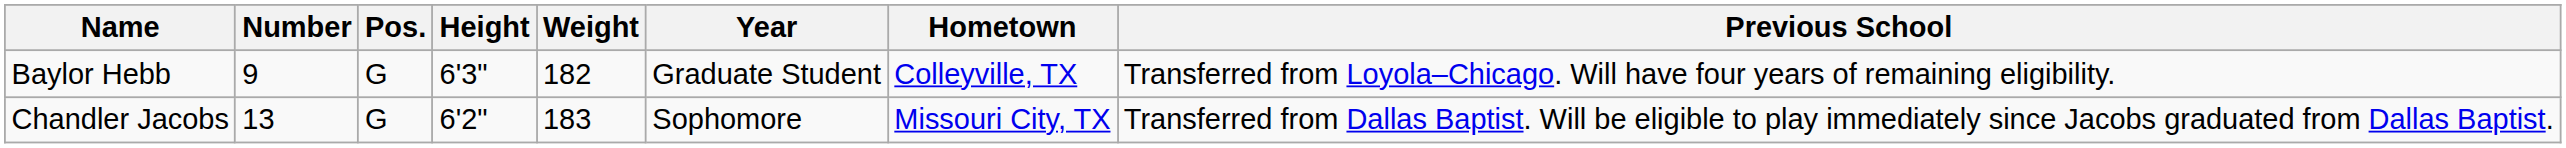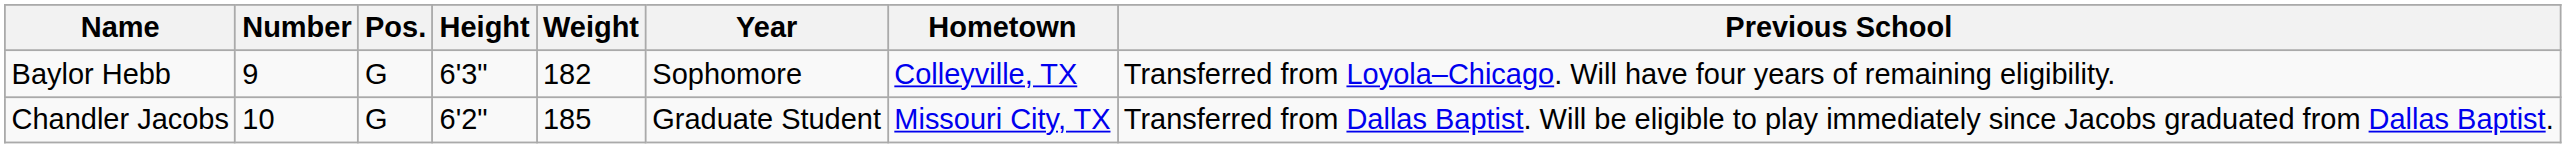(767, 73) Graduate Student -> (727, 73) Sophomore
(258, 119) 13 -> (258, 119) 10
(567, 119) 183 -> (567, 119) 185
(727, 119) Sophomore -> (767, 119) Graduate Student
